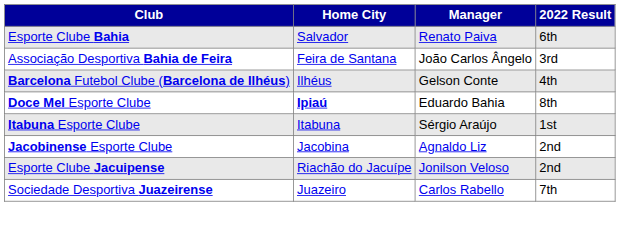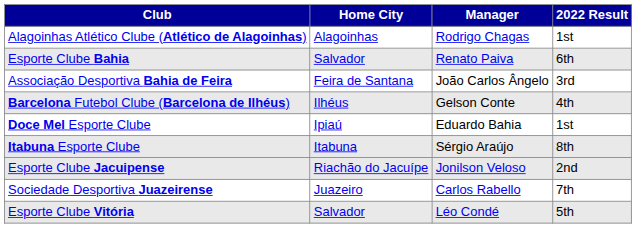+ row: (157, 37)
(312, 102) bold -> (328, 124) normal
(548, 102) 8th -> (565, 124) 1st
(548, 124) 1st -> (565, 146) 8th
- row: (90, 146)
+ row: (71, 212)
